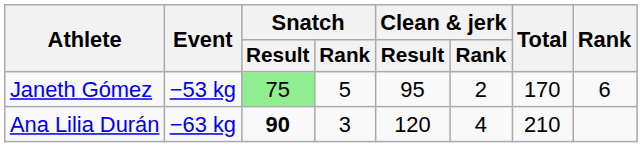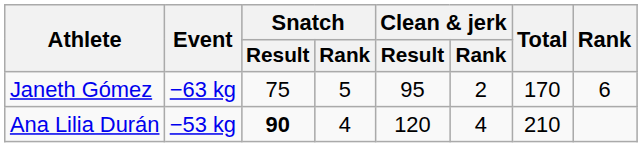(203, 90) −53 kg -> (203, 90) −63 kg
(278, 90) lightgreen background -> (278, 90) no background
(203, 124) −63 kg -> (203, 124) −53 kg
(345, 124) 3 -> (345, 124) 4
